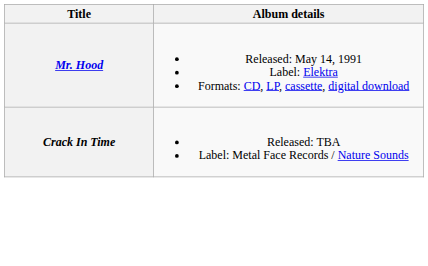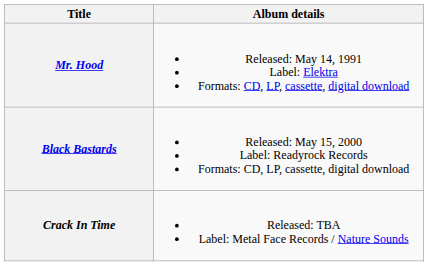+ row: (79, 148)
